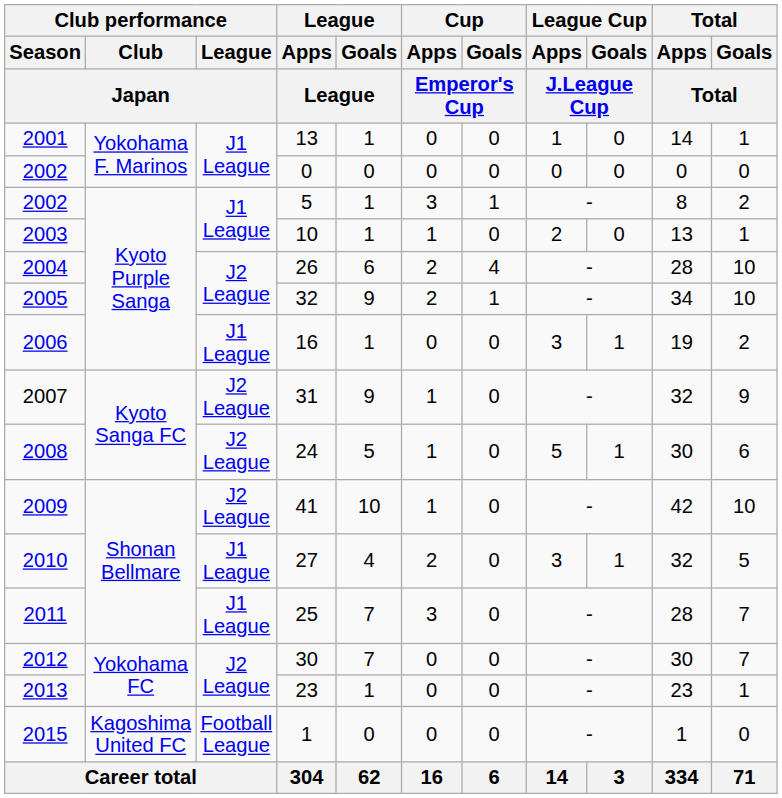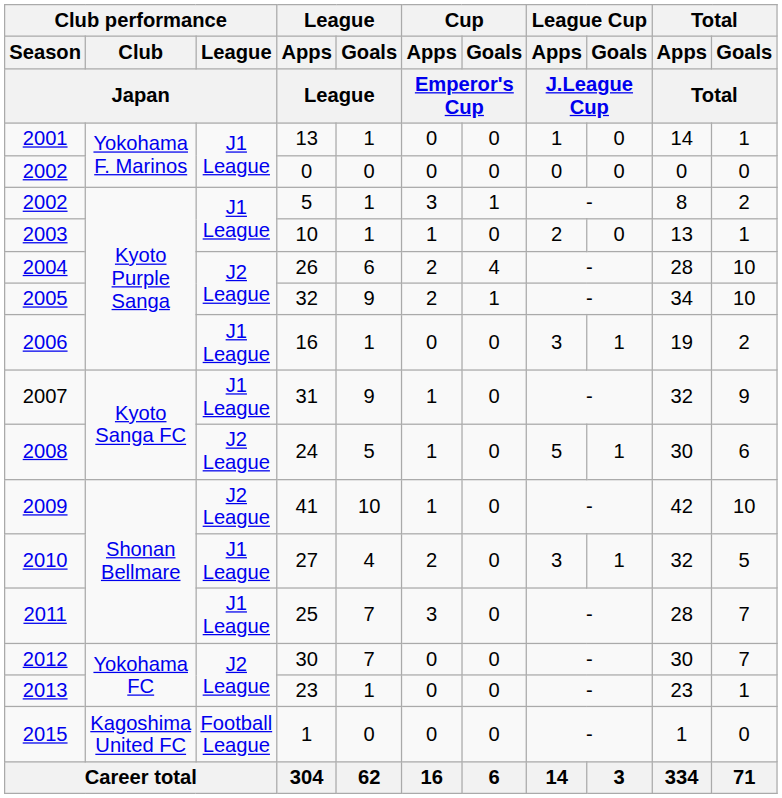(236, 396) J2 League -> (236, 396) J1 League
